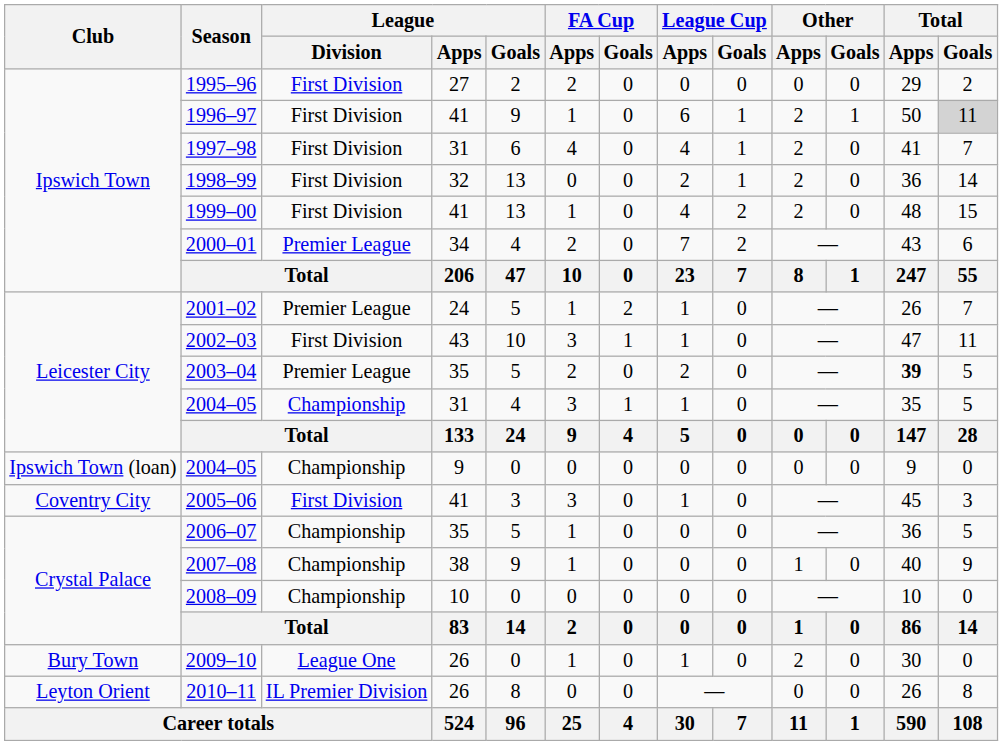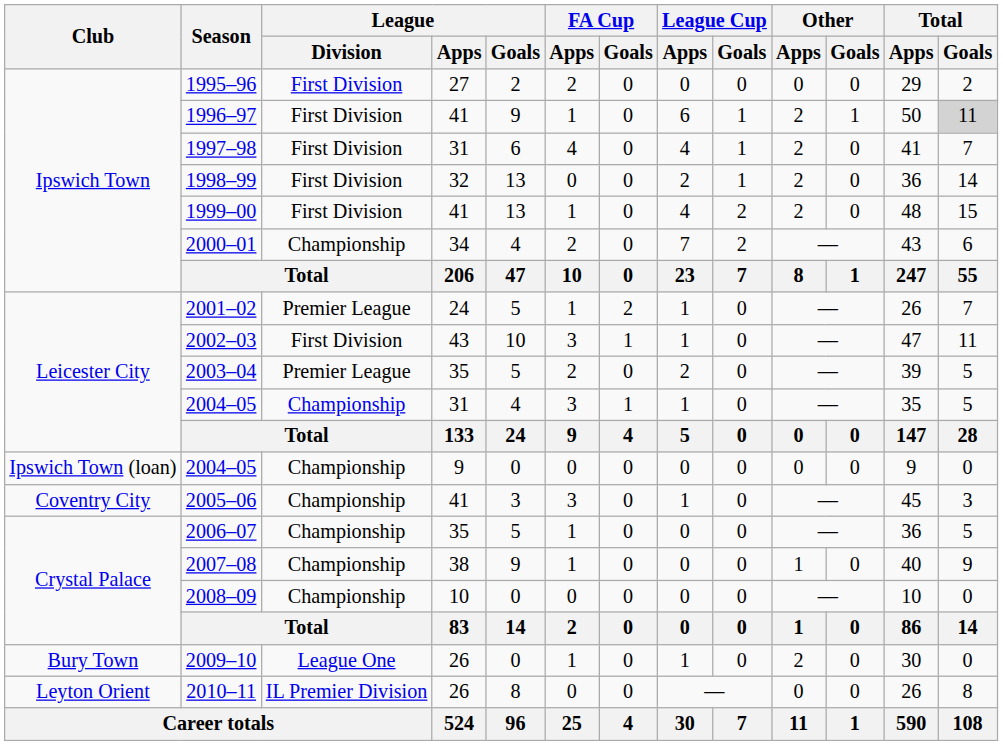(347, 244) Premier League -> (347, 244) Championship
(911, 372) bold -> (911, 372) normal
(347, 500) First Division -> (347, 500) Championship
